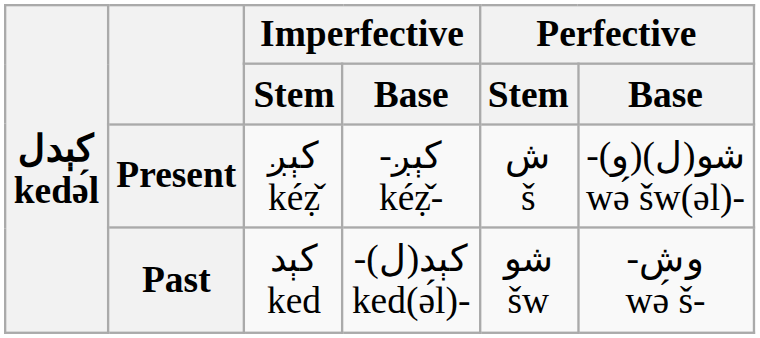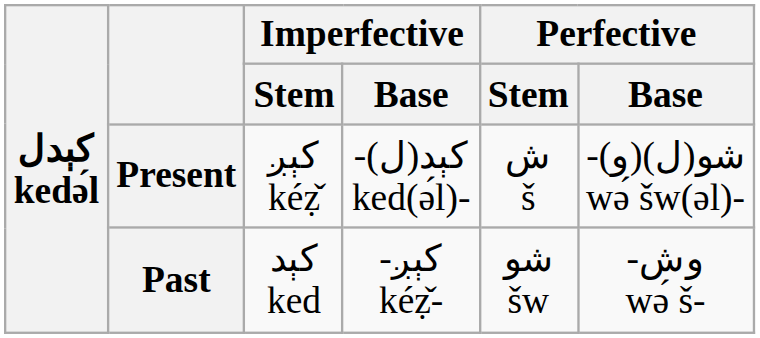(411, 176) -کېږ kéẓ̌- -> (411, 176) -(کېد(ل ked(ə́l)-
(411, 280) -(کېد(ل ked(ə́l)- -> (411, 280) -کېږ kéẓ̌-
